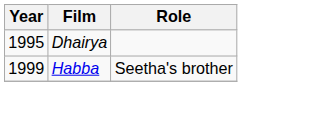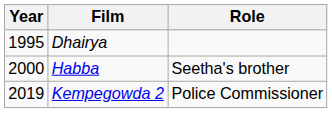(26, 68) 1999 -> (26, 68) 2000
+ row: (108, 94)
